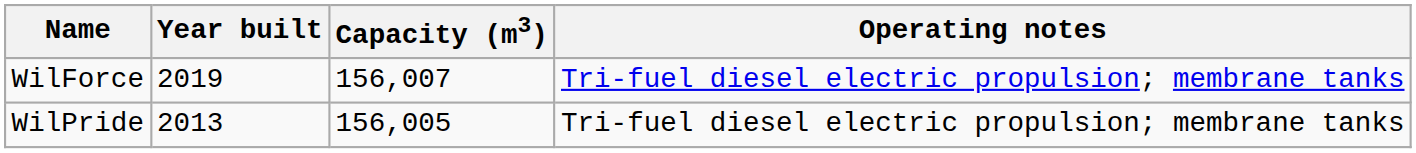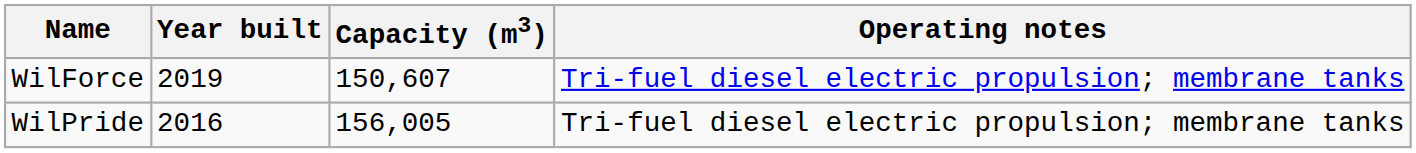(393, 79) 156,007 -> (393, 79) 150,607
(190, 124) 2013 -> (190, 124) 2016
